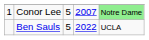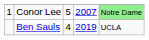(68, 27) 5 -> (68, 27) 4
(86, 27) 2022 -> (86, 27) 2019
